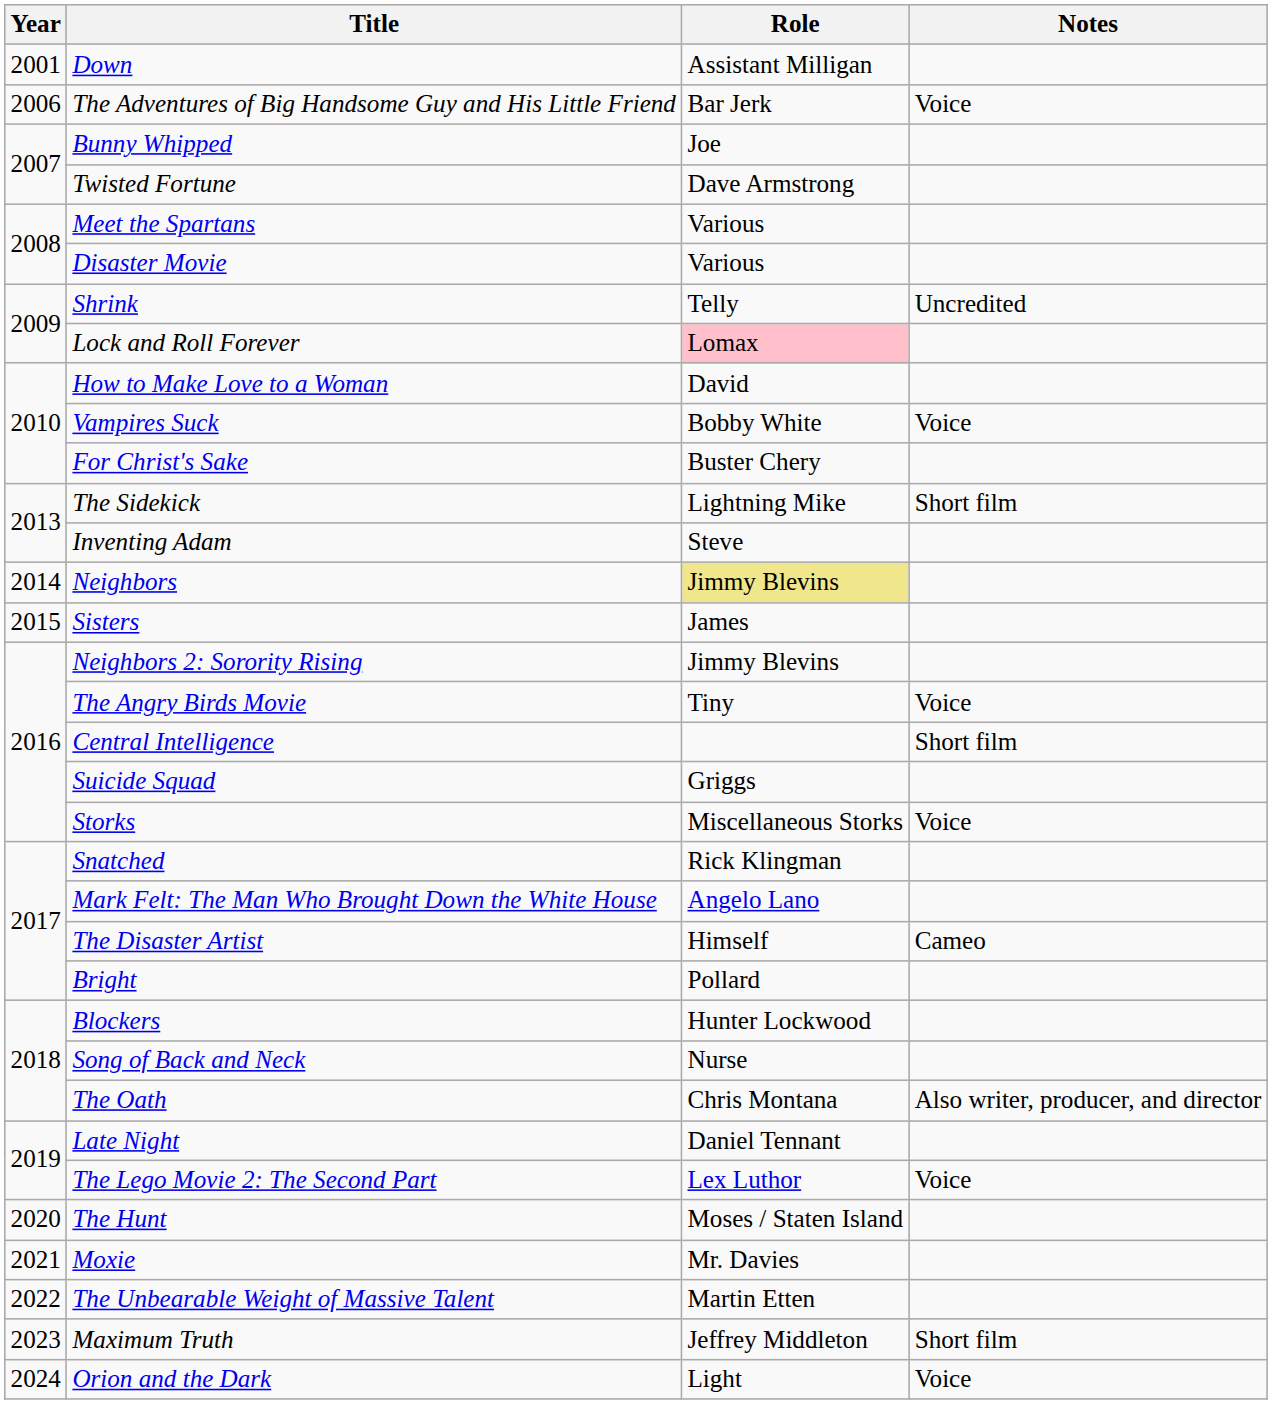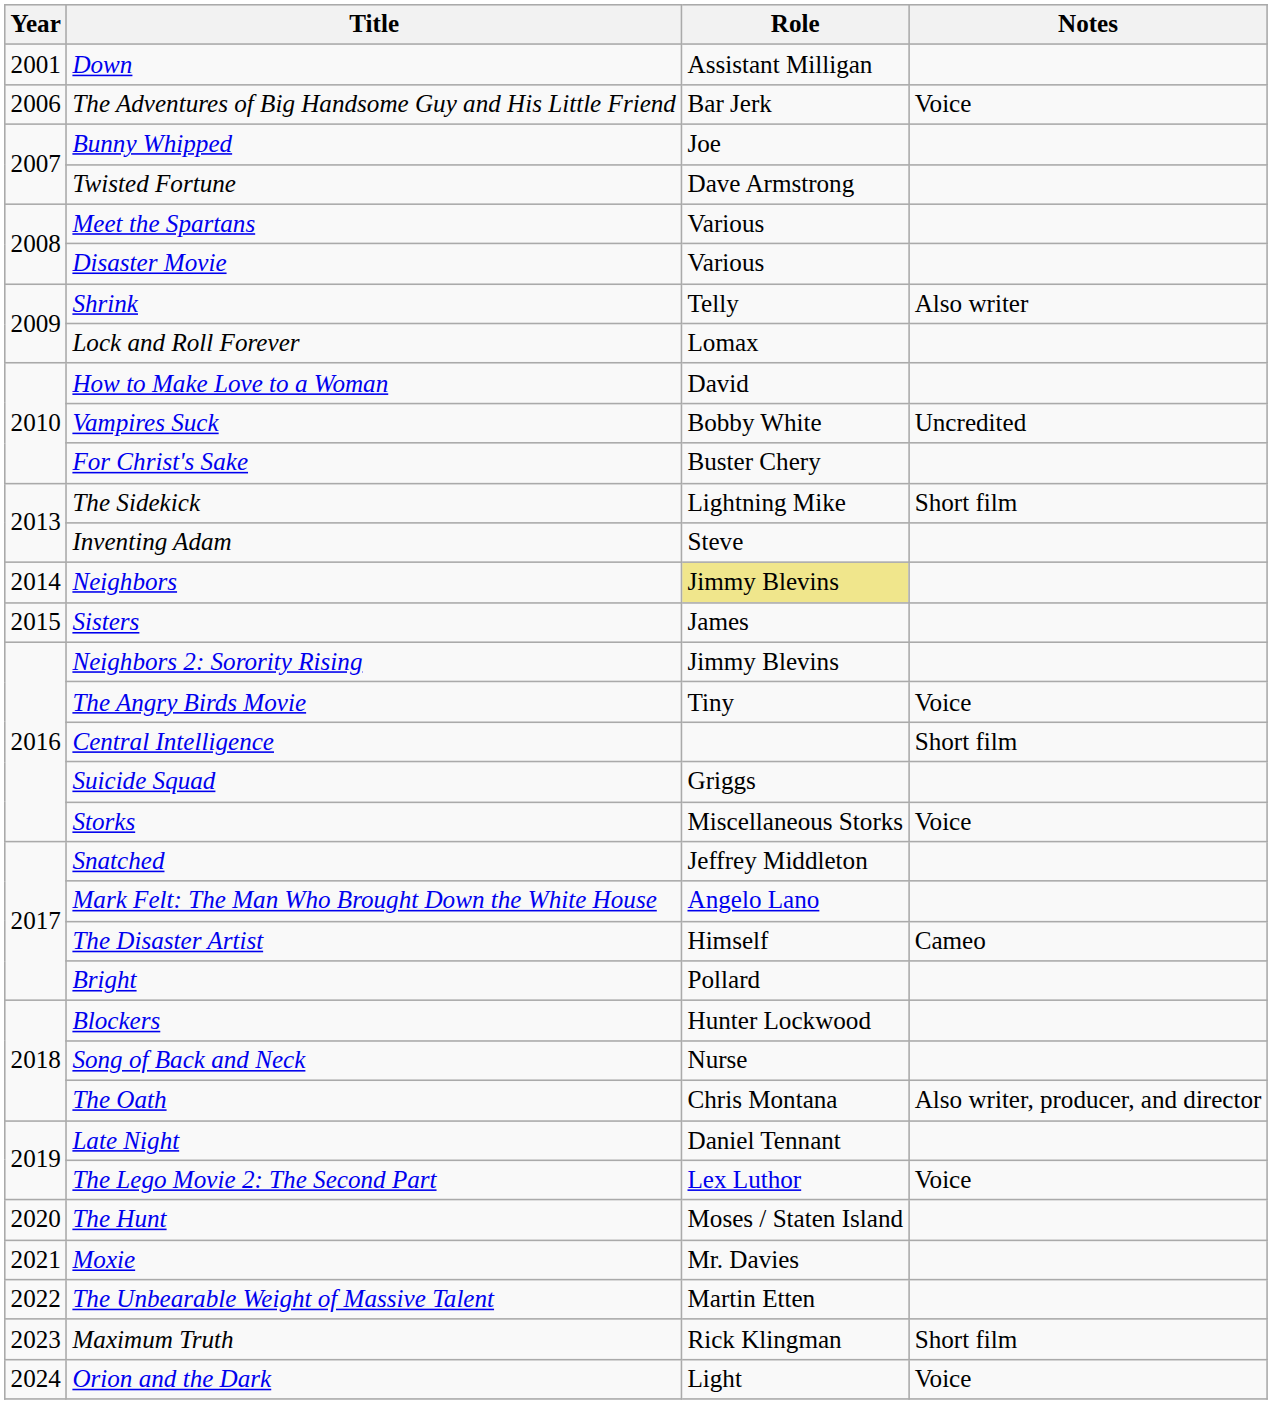(970, 303) Uncredited -> (972, 303) Also writer
(723, 343) pink background -> (723, 343) no background
(943, 422) Voice -> (970, 422) Uncredited
(765, 861) Rick Klingman -> (778, 861) Jeffrey Middleton
(778, 1339) Jeffrey Middleton -> (765, 1339) Rick Klingman
